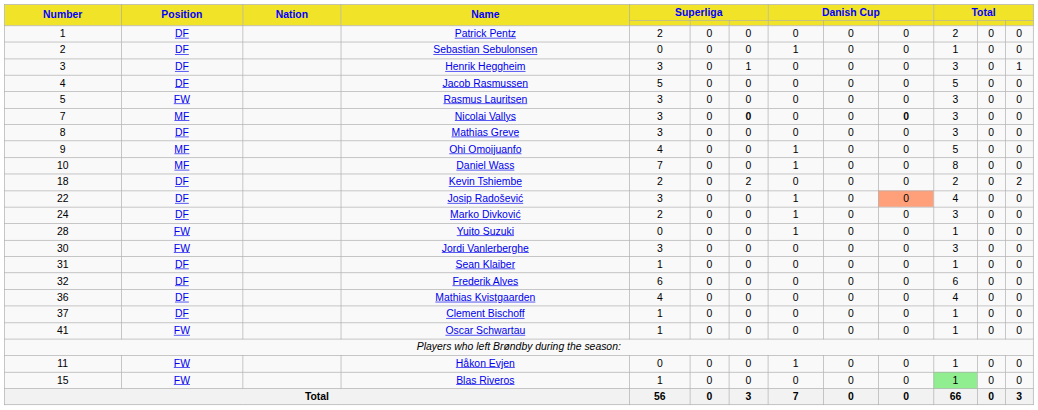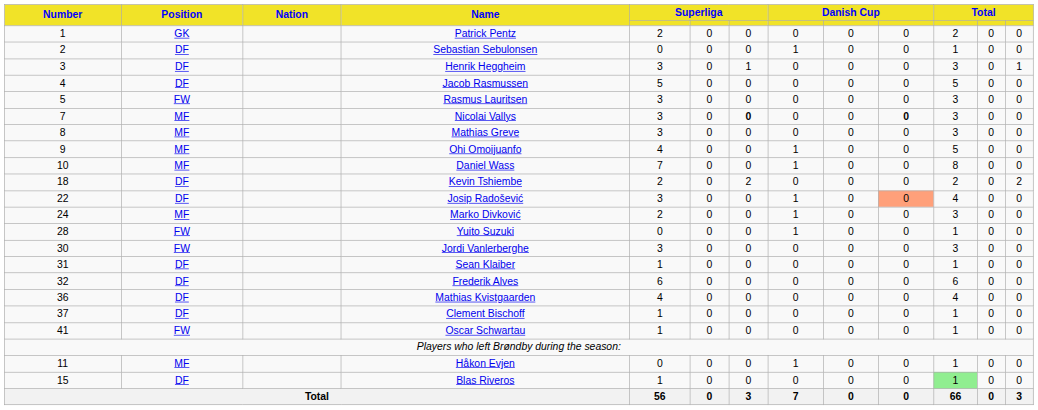(182, 34) DF -> (182, 34) GK
(182, 132) DF -> (182, 132) MF
(182, 215) DF -> (182, 215) MF
(182, 363) FW -> (182, 363) MF
(182, 380) FW -> (182, 380) DF
